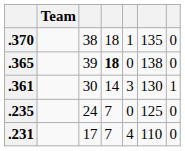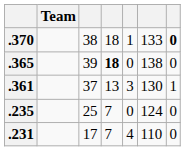(152, 39) 135 -> (152, 39) 133
(173, 39) normal -> (173, 39) bold
(90, 87) 30 -> (90, 87) 37
(112, 87) 14 -> (112, 87) 13
(90, 110) 24 -> (90, 110) 25
(152, 110) 125 -> (152, 110) 124
